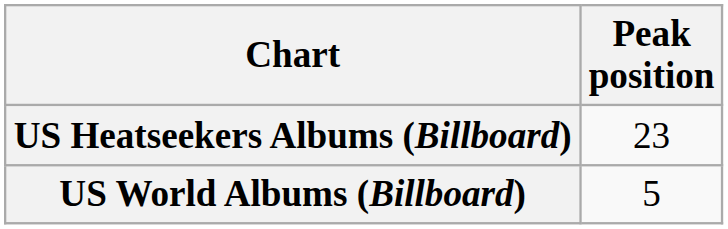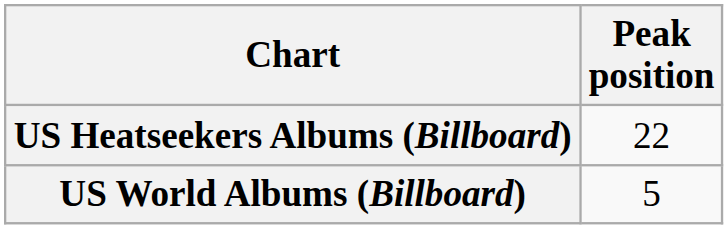(652, 134) 23 -> (652, 134) 22
